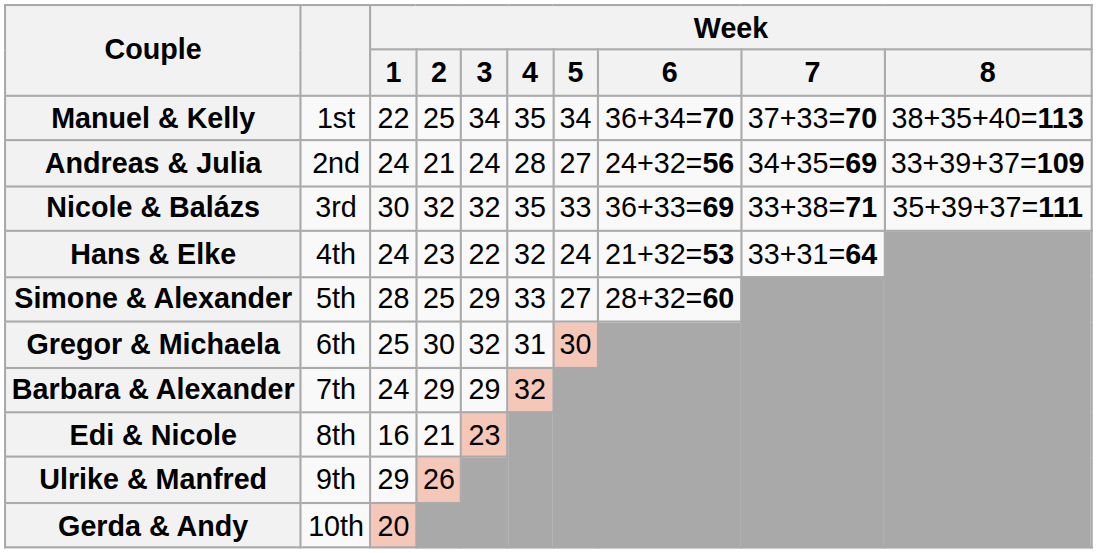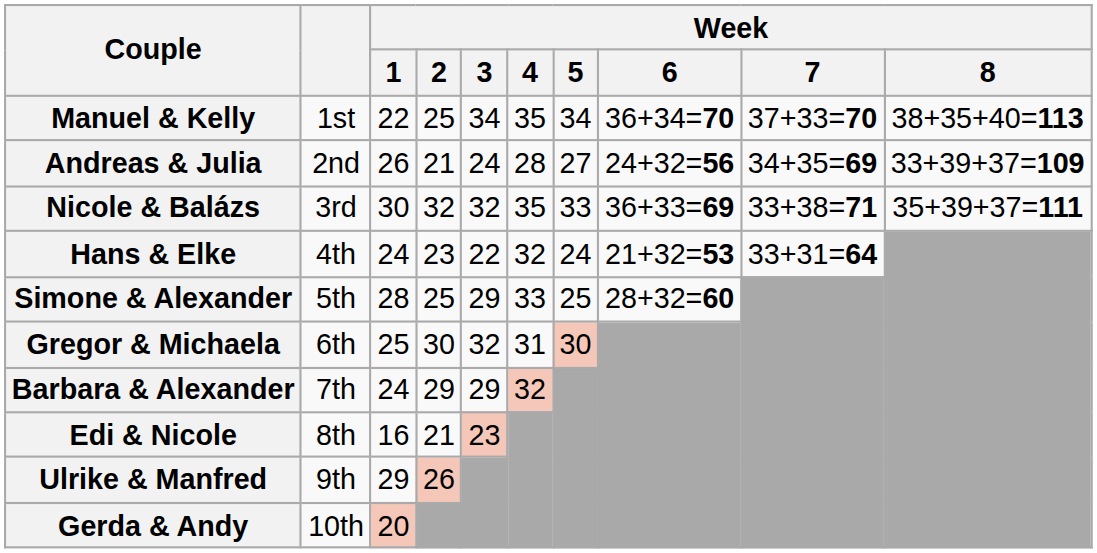(394, 163) 24 -> (394, 163) 26
(576, 299) 27 -> (576, 299) 25
